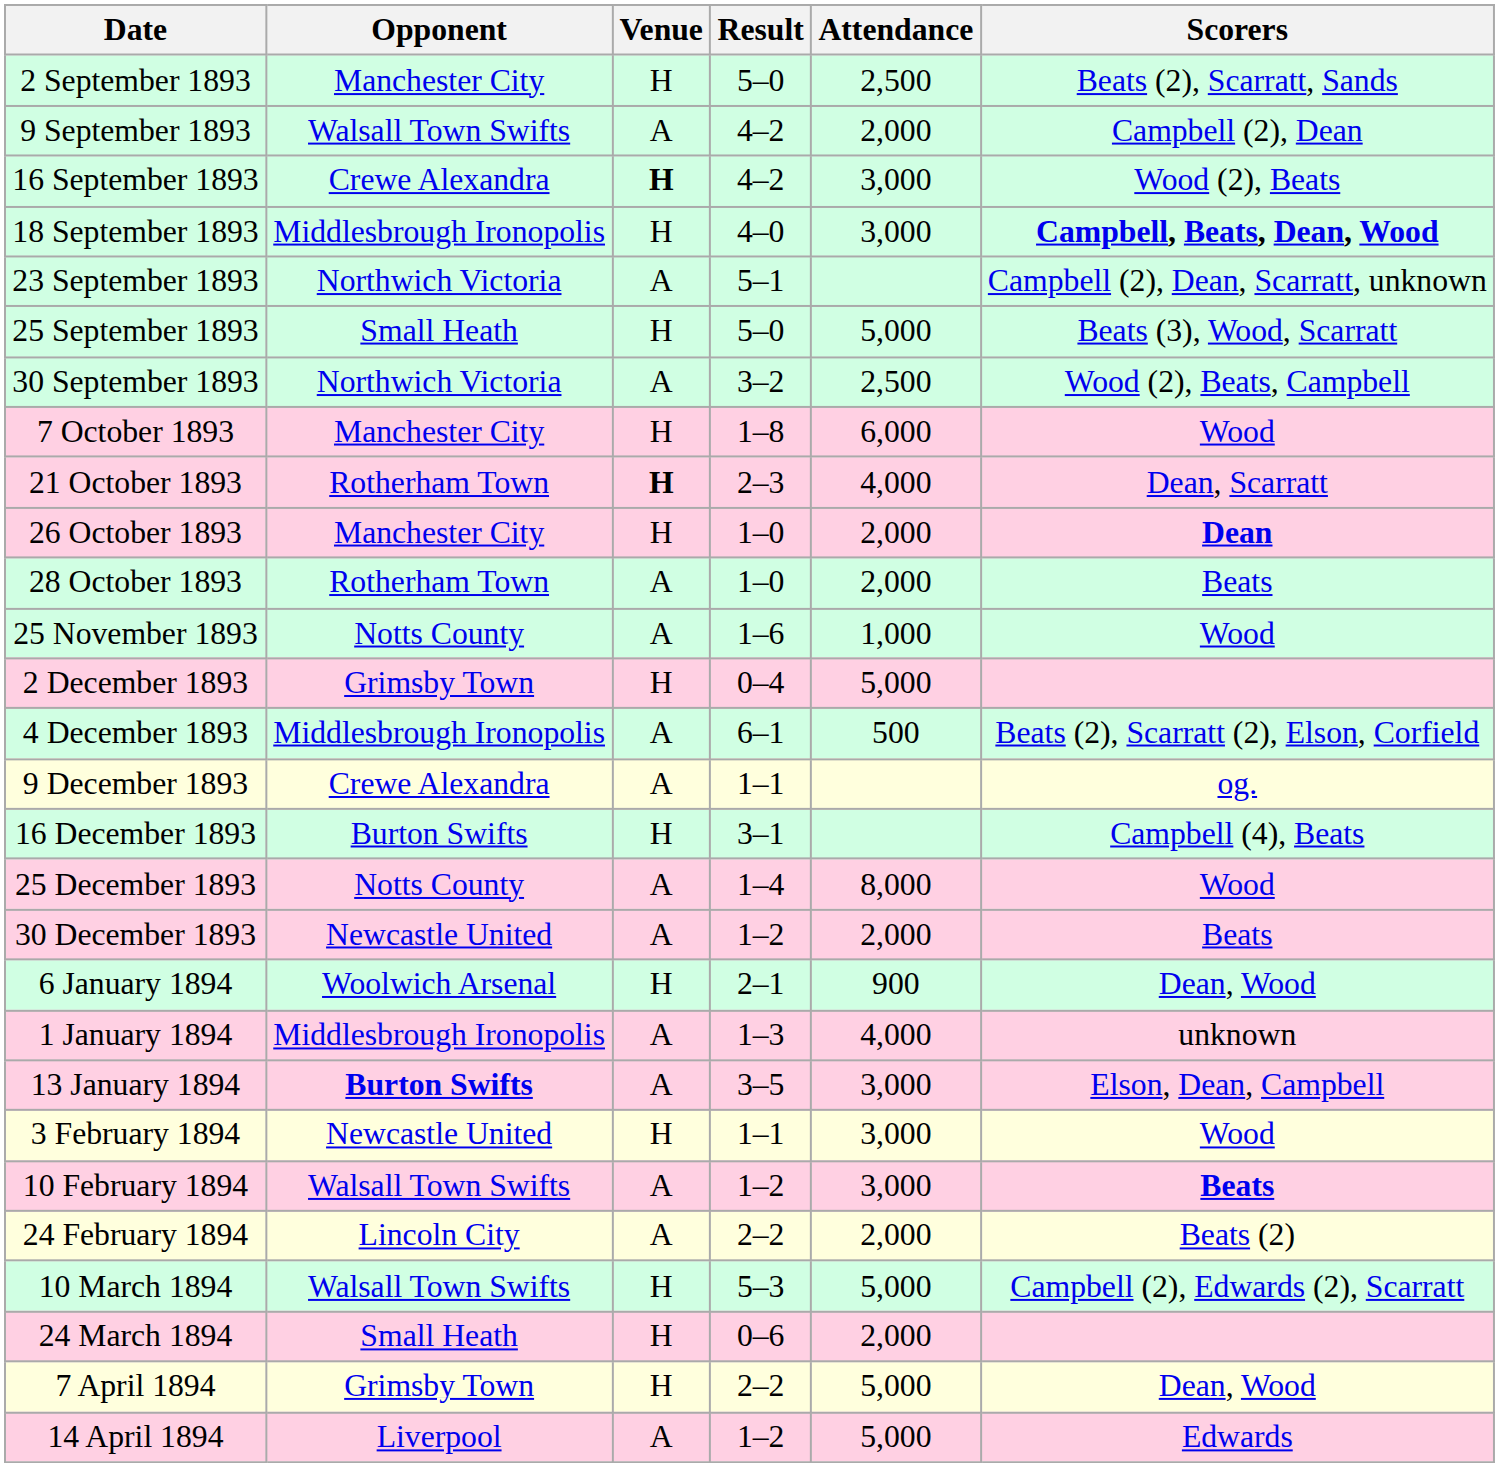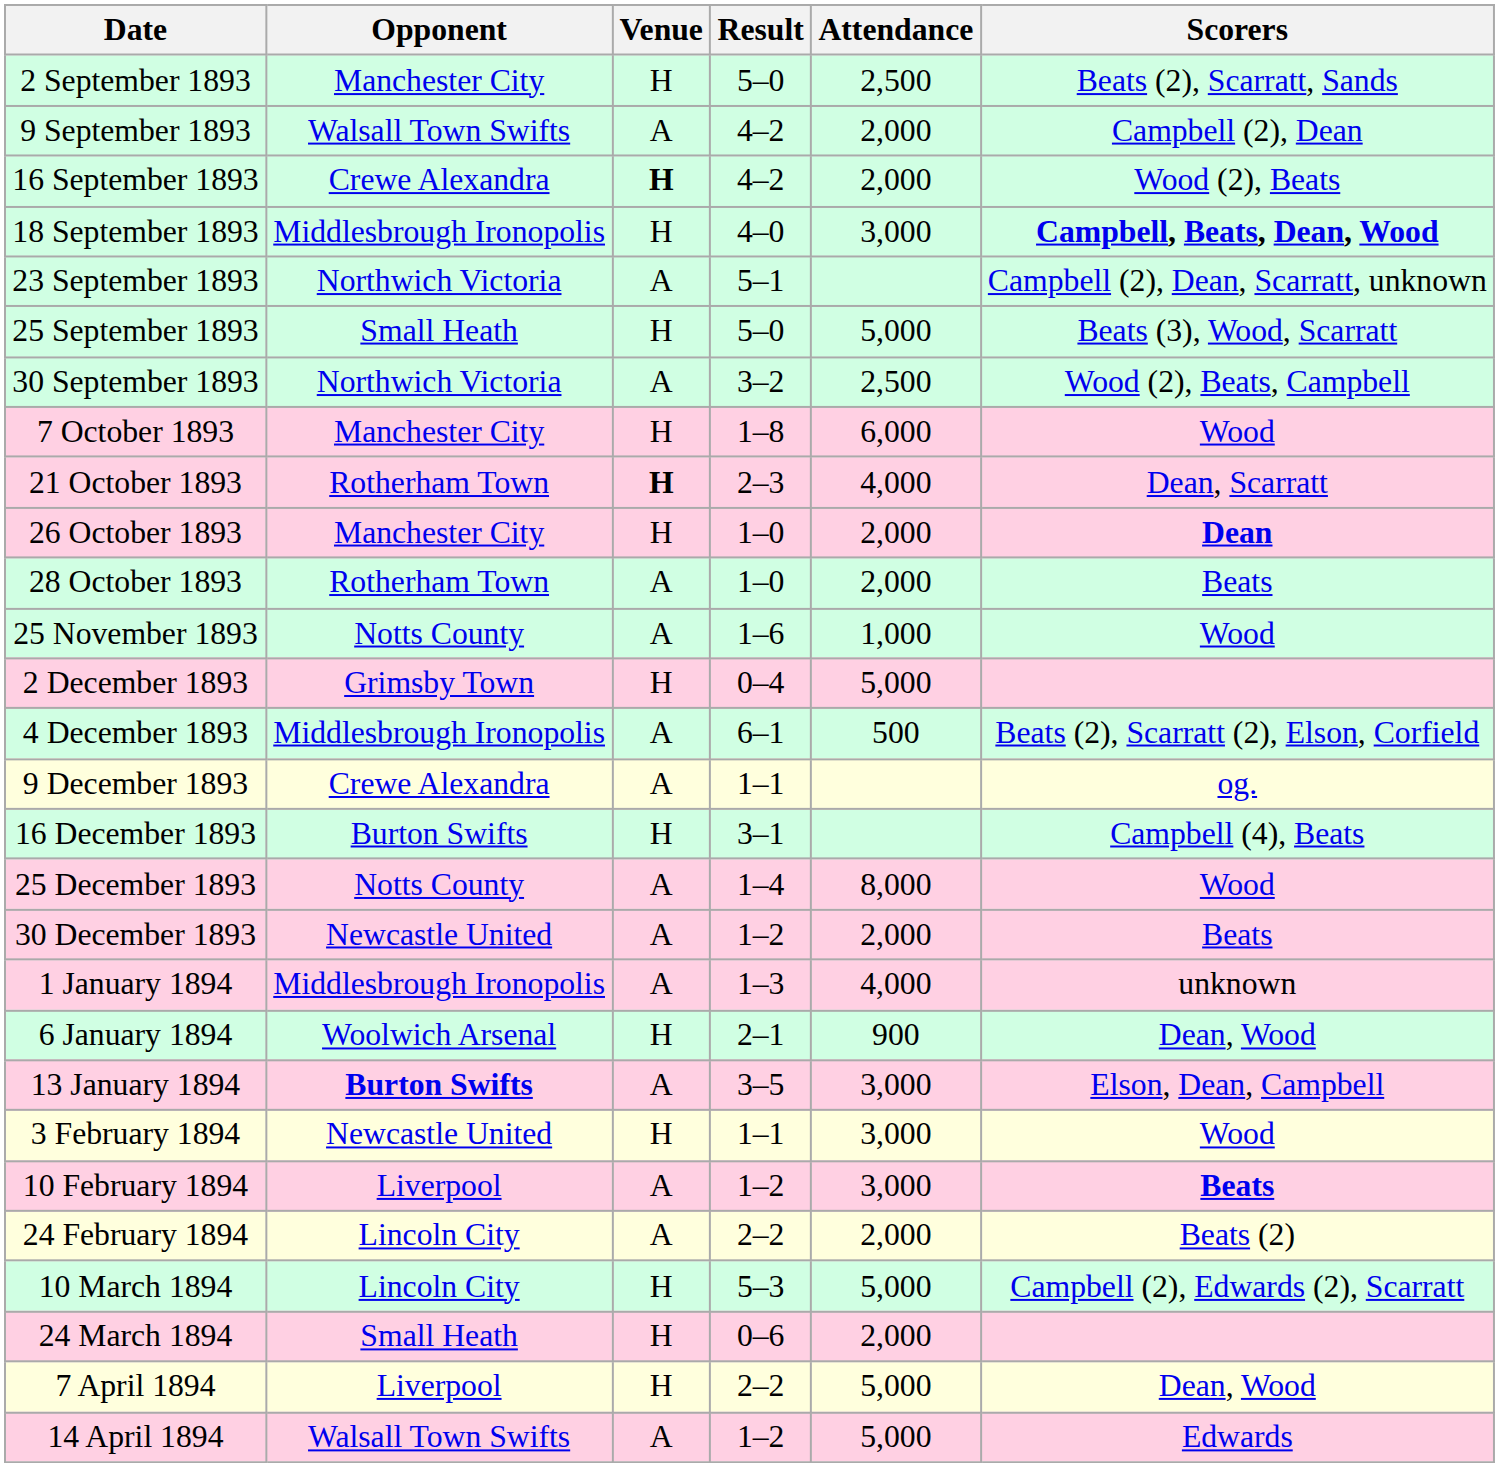(896, 180) 3,000 -> (896, 180) 2,000
rows swapped: (135, 1034) <-> (135, 984)
(439, 1185) Walsall Town Swifts -> (439, 1185) Liverpool
(439, 1285) Walsall Town Swifts -> (439, 1285) Lincoln City
(439, 1386) Grimsby Town -> (439, 1386) Liverpool
(439, 1436) Liverpool -> (439, 1436) Walsall Town Swifts
